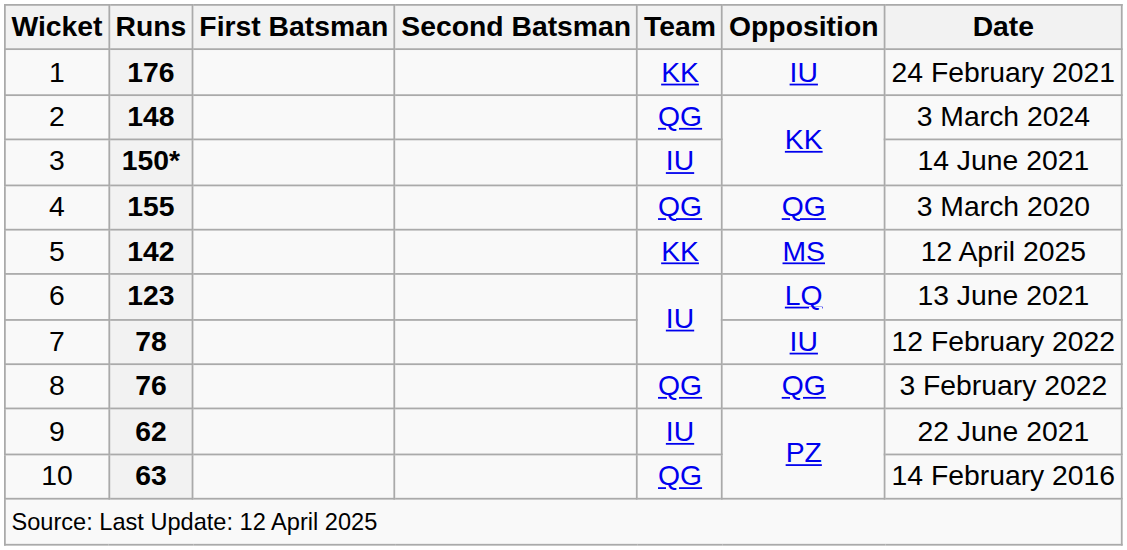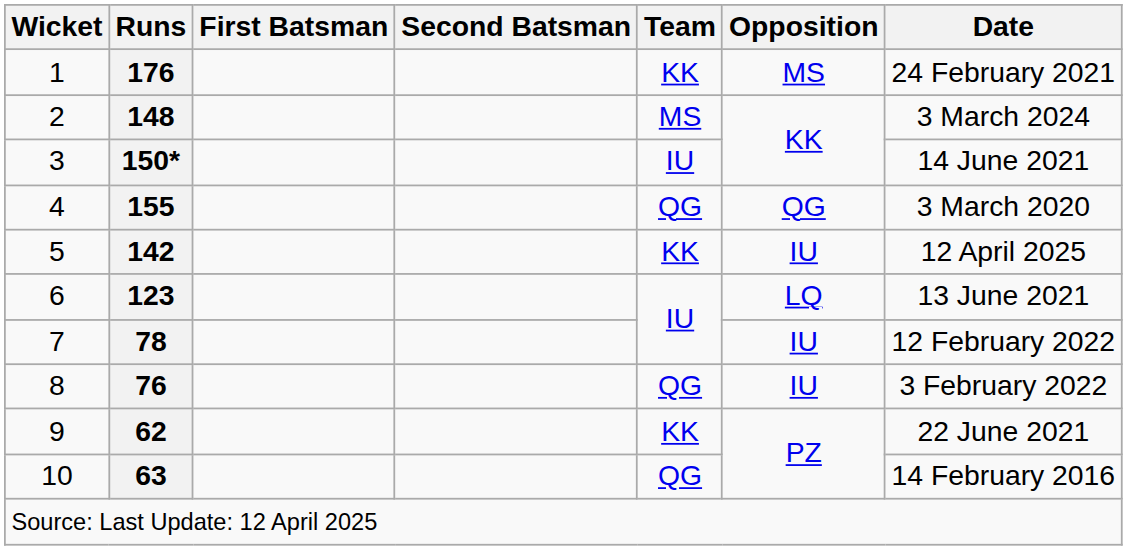(804, 71) IU -> (804, 71) MS
(680, 116) QG -> (680, 116) MS
(804, 251) MS -> (804, 251) IU
(804, 386) QG -> (804, 386) IU
(680, 431) IU -> (680, 431) KK
